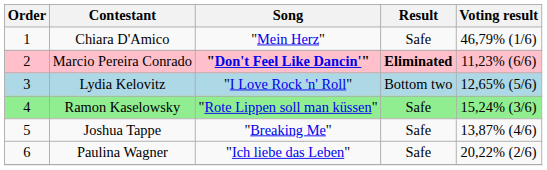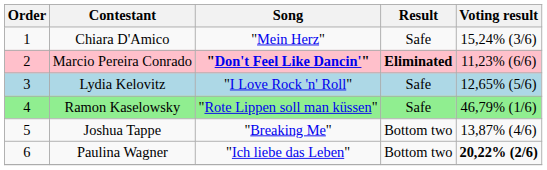(499, 38) 46,79% (1/6) -> (499, 38) 15,24% (3/6)
(418, 84) Bottom two -> (418, 84) Safe
(499, 107) 15,24% (3/6) -> (499, 107) 46,79% (1/6)
(418, 130) Safe -> (418, 130) Bottom two
(418, 152) Safe -> (418, 152) Bottom two
(499, 152) normal -> (499, 152) bold
